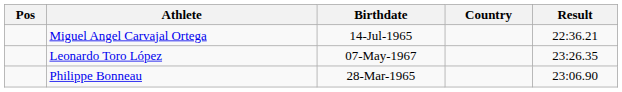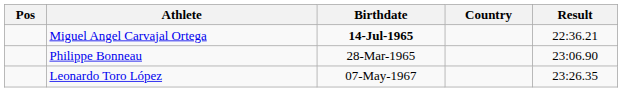(381, 35) normal -> (381, 35) bold
rows swapped: (96, 76) <-> (106, 55)
